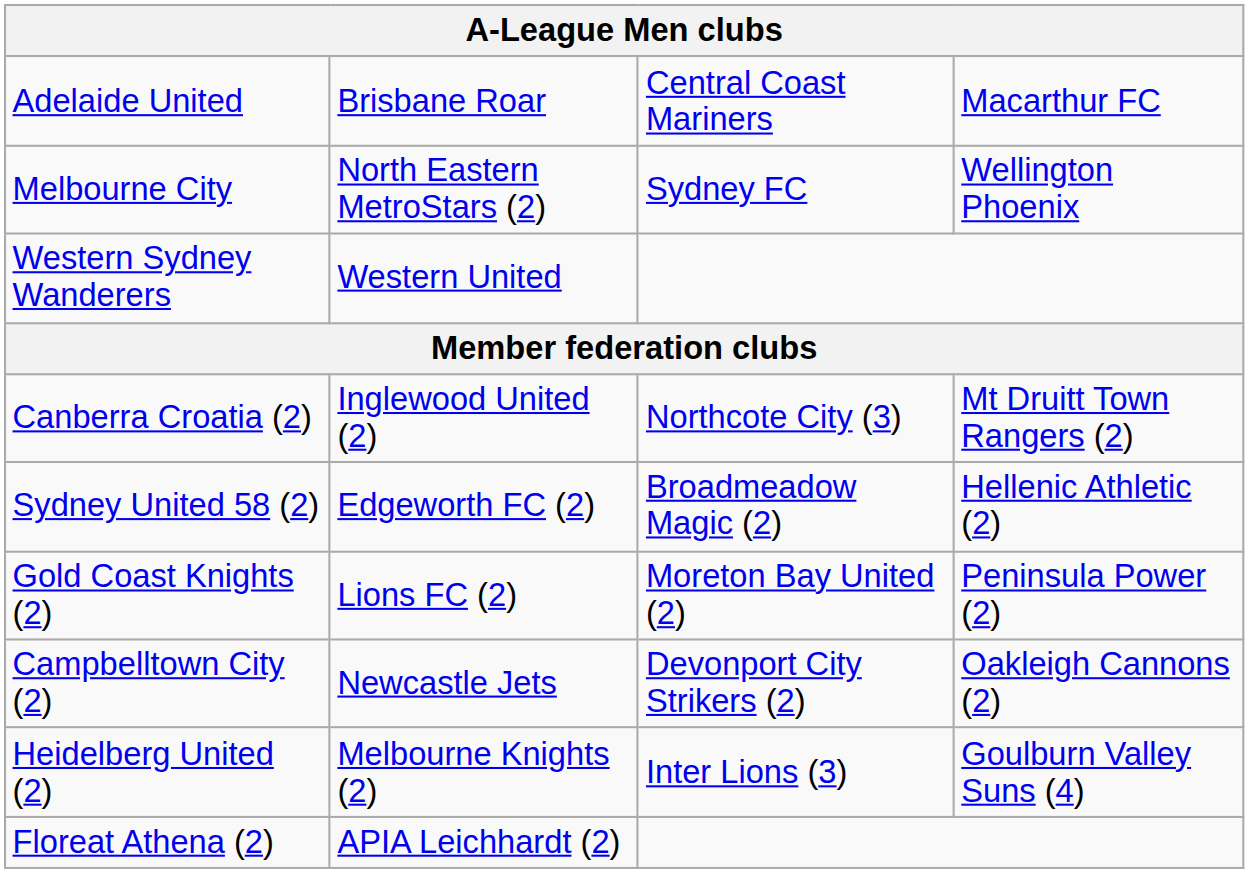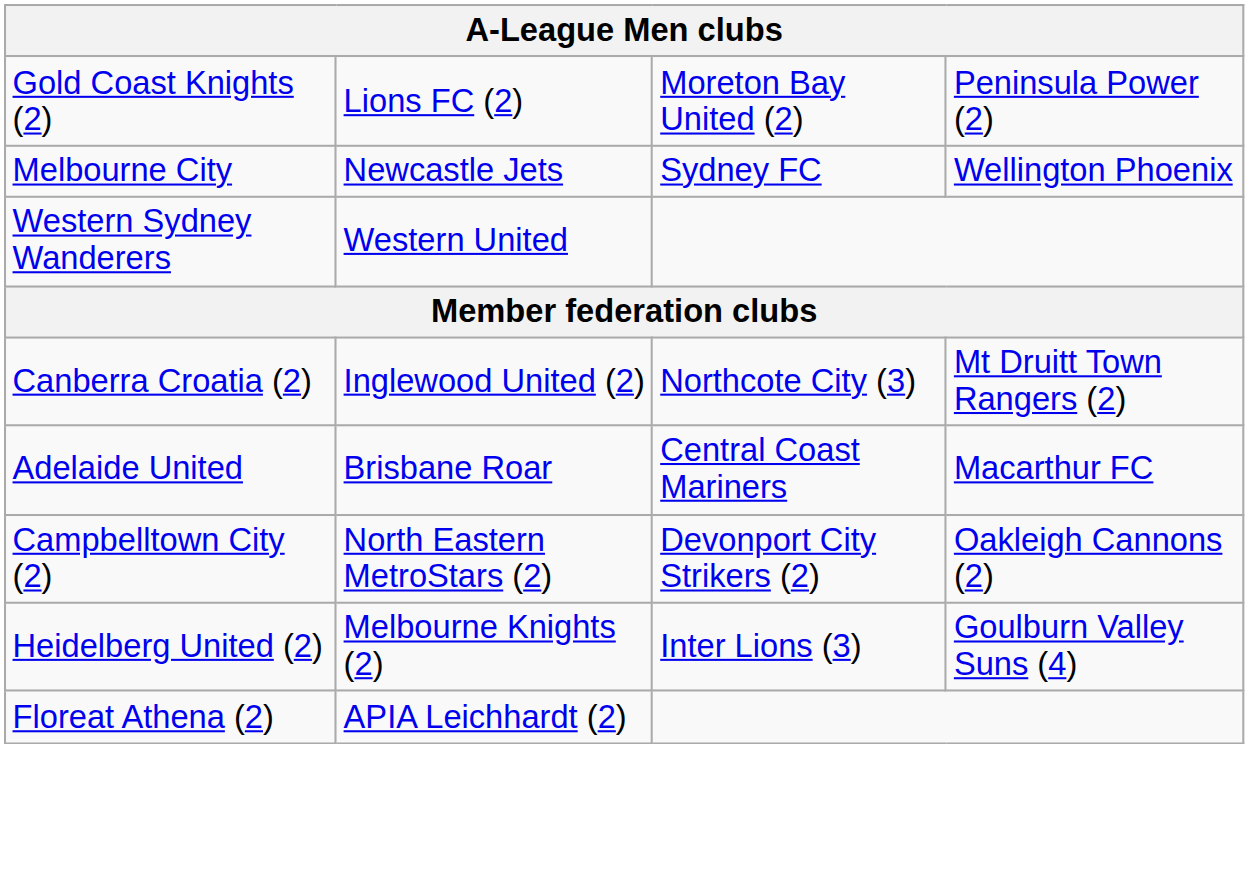rows swapped: (128, 100) <-> (153, 594)
(442, 188) North Eastern MetroStars (2) -> (453, 170) Newcastle Jets
- row: (166, 506)
(447, 683) Newcastle Jets -> (448, 557) North Eastern MetroStars (2)
